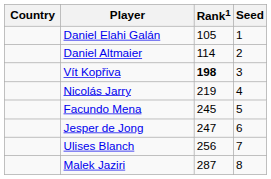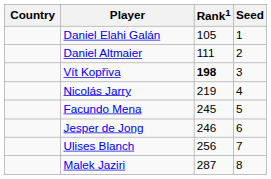(206, 53) 114 -> (206, 53) 111
(206, 128) 247 -> (206, 128) 246
